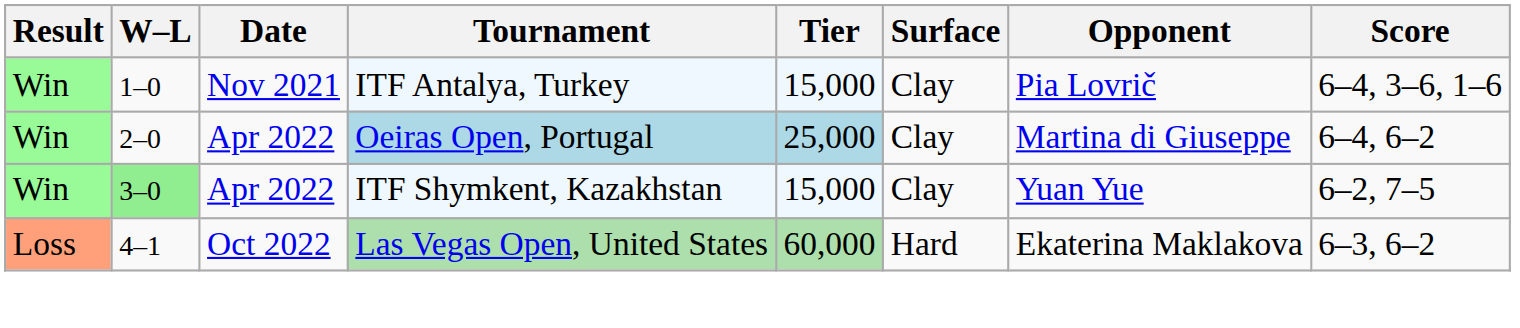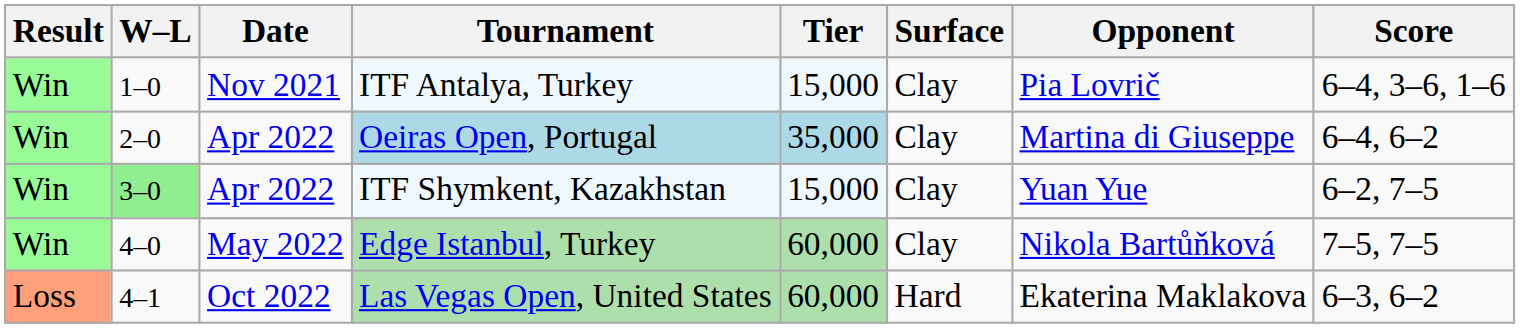(829, 137) 25,000 -> (833, 137) 35,000
+ row: (507, 243)
